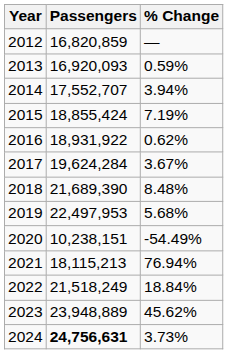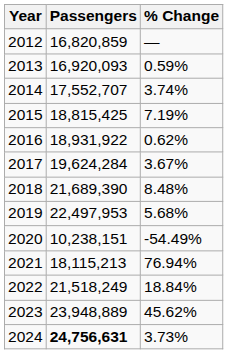(166, 90) 3.94% -> (166, 90) 3.74%
(89, 115) 18,855,424 -> (89, 115) 18,815,425
